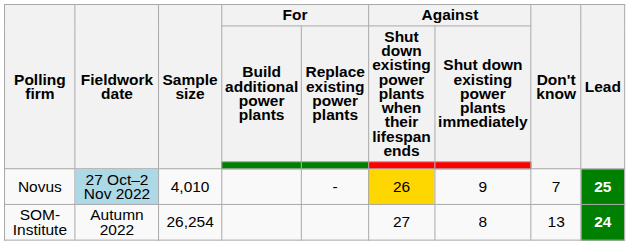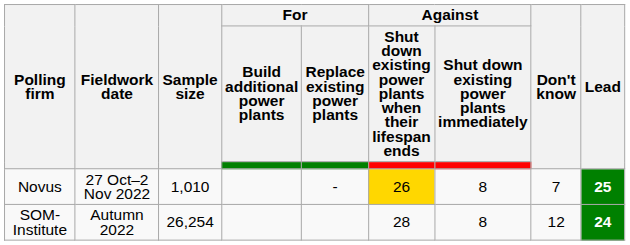(117, 186) lightblue background -> (117, 186) no background
(190, 186) 4,010 -> (190, 186) 1,010
(483, 186) 9 -> (483, 186) 8
(402, 222) 27 -> (402, 222) 28
(556, 222) 13 -> (556, 222) 12
